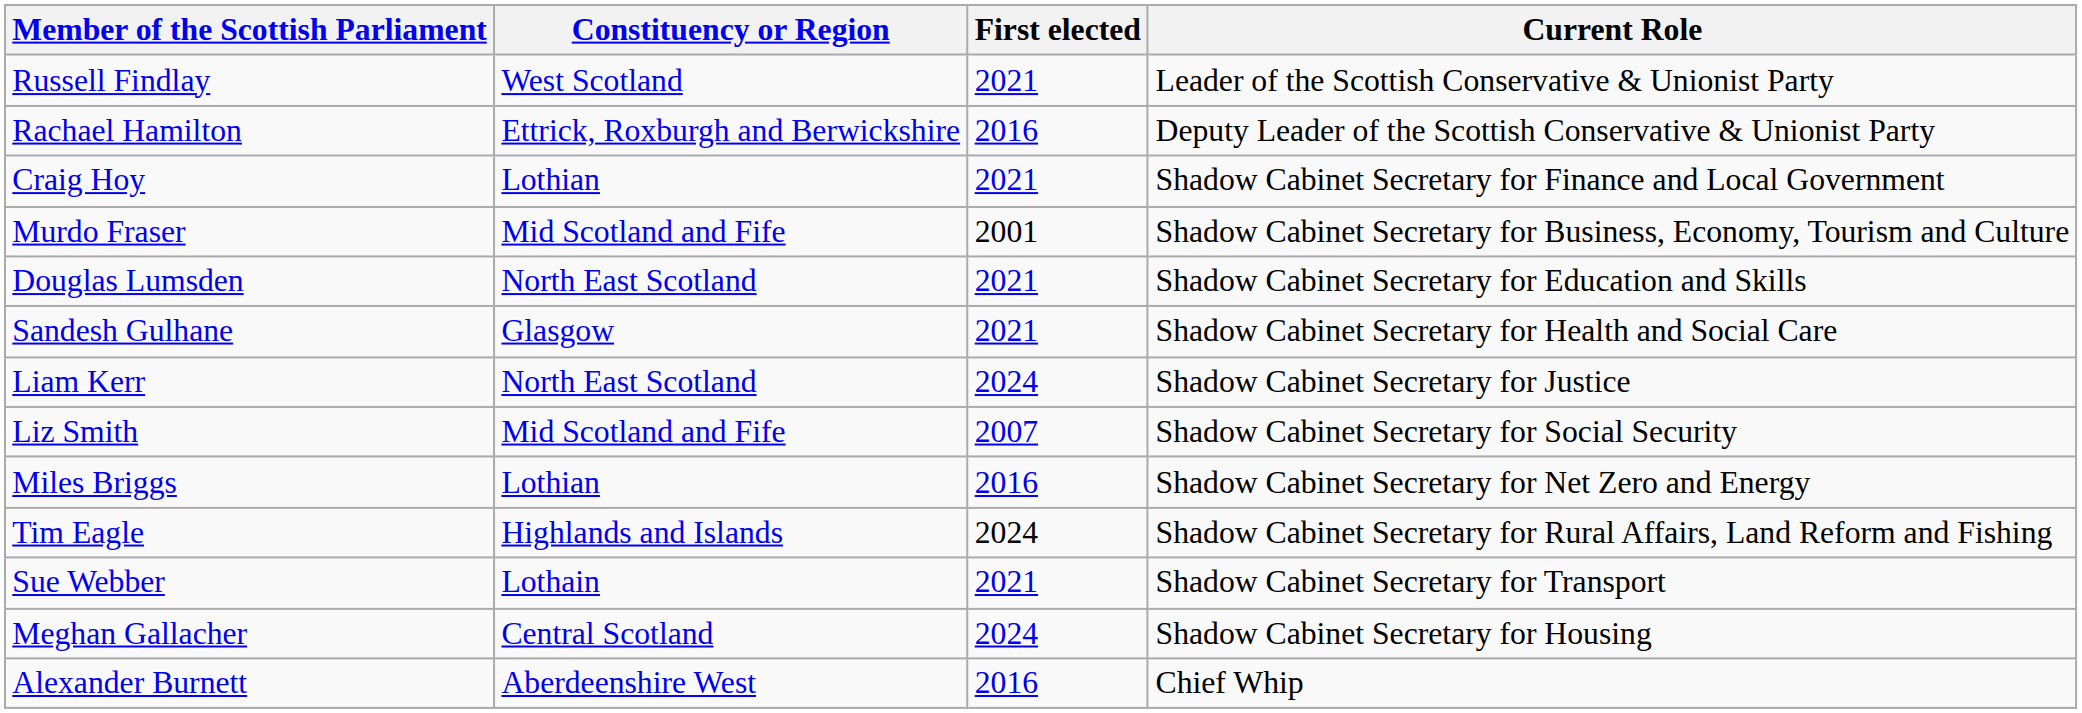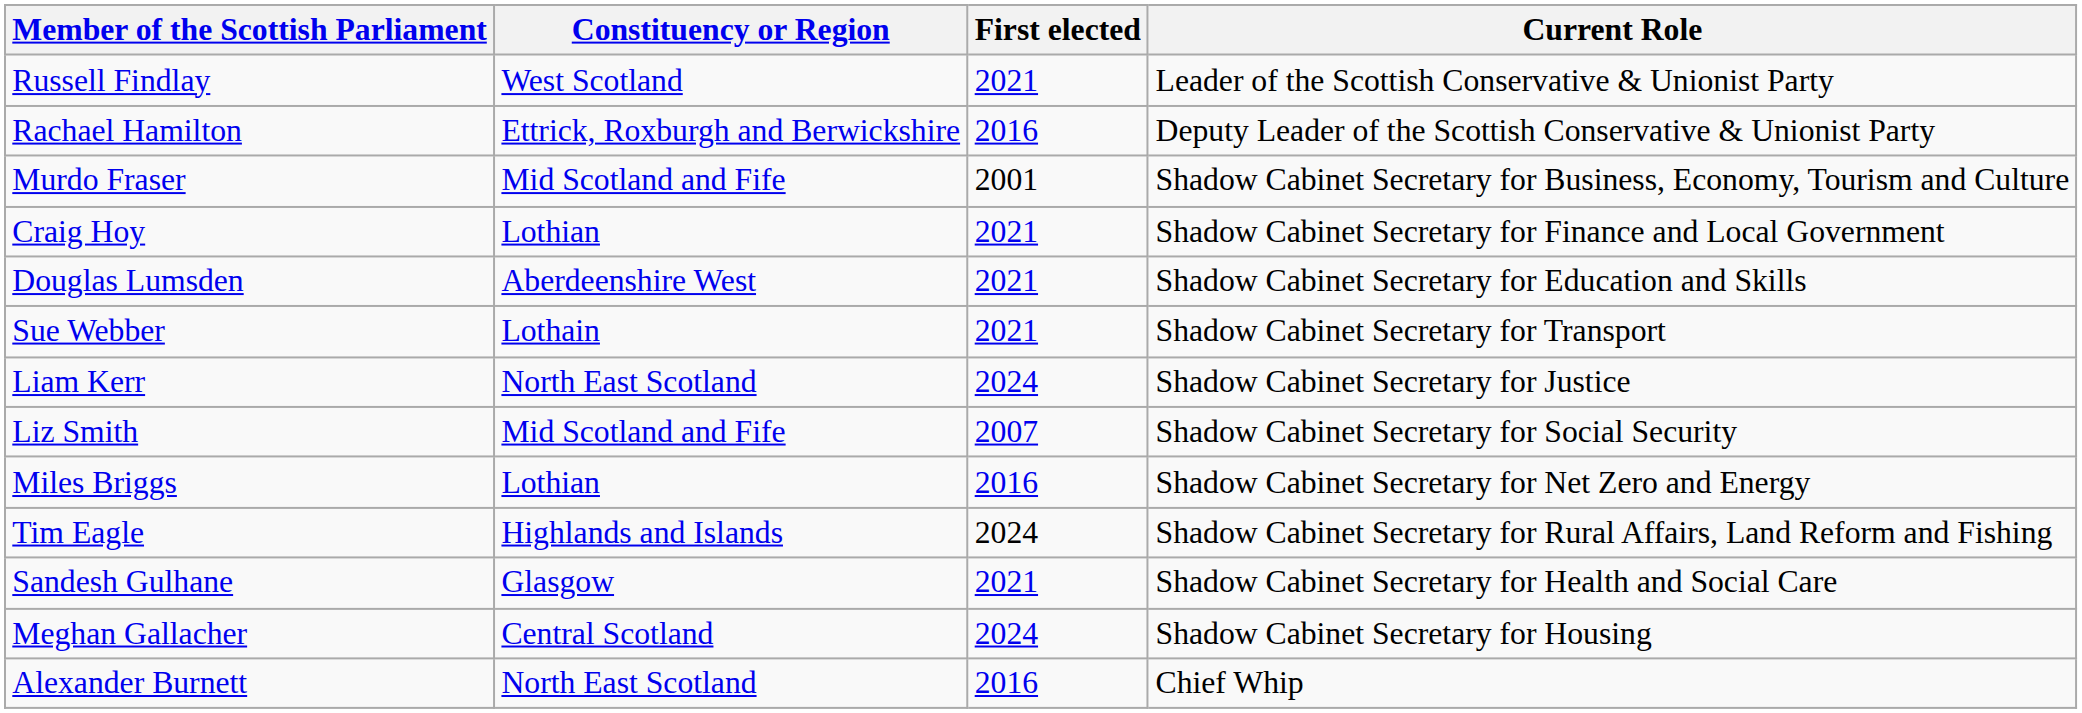rows swapped: (99, 230) <-> (79, 180)
(629, 280) North East Scotland -> (629, 280) Aberdeenshire West
rows swapped: (123, 331) <-> (89, 582)
(629, 682) Aberdeenshire West -> (629, 682) North East Scotland
